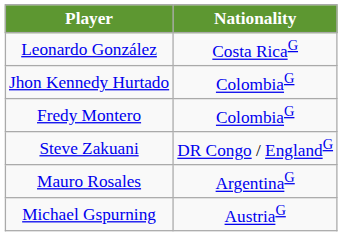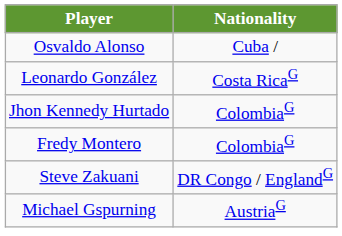+ row: (89, 46)
- row: (89, 181)
